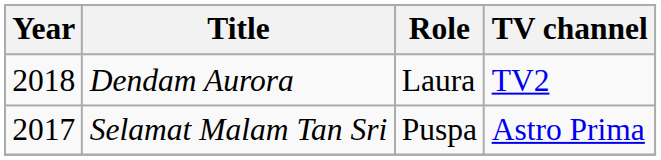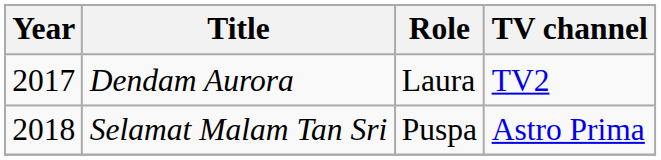(44, 79) 2018 -> (44, 79) 2017
(44, 129) 2017 -> (44, 129) 2018
